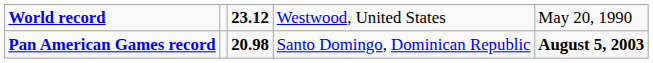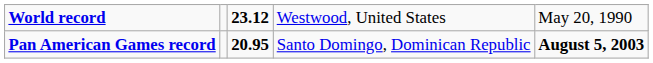(250, 44) 20.98 -> (250, 44) 20.95
